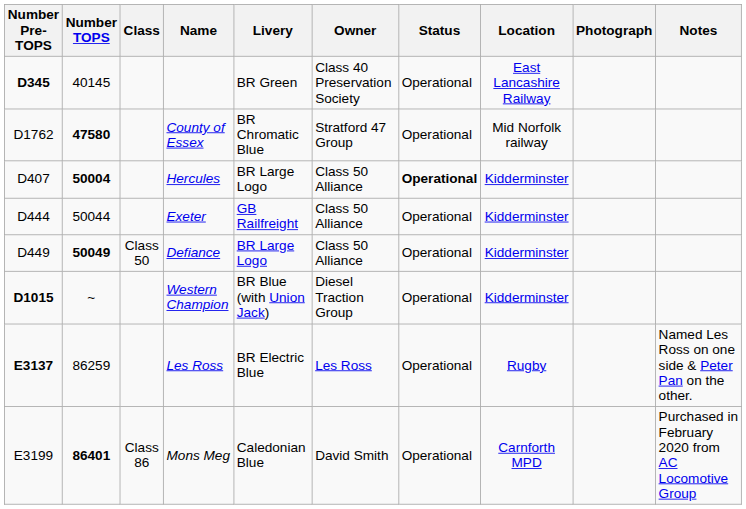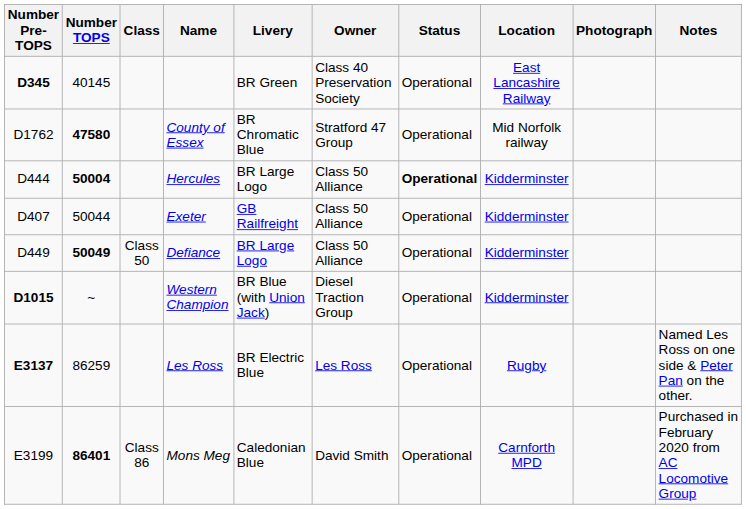(33, 179) D407 -> (33, 179) D444
(33, 216) D444 -> (33, 216) D407
